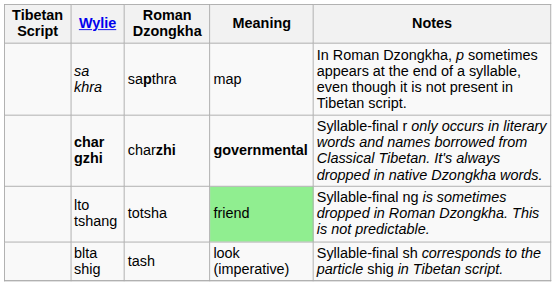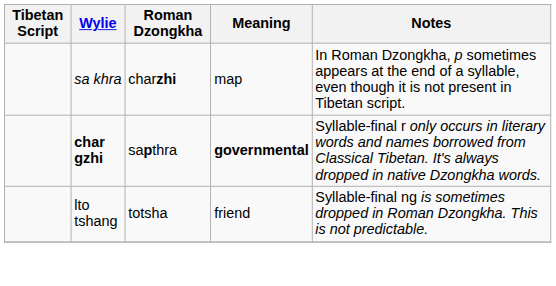(152, 79) sapthra -> (152, 79) charzhi
(152, 150) charzhi -> (153, 150) sapthra
(231, 214) lightgreen background -> (232, 214) no background
- row: (87, 261)
